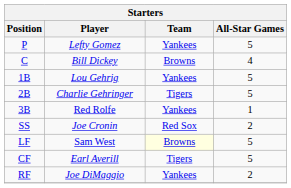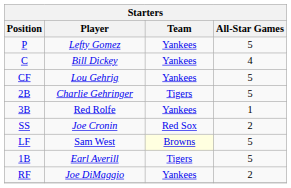(179, 61) Browns -> (179, 61) Yankees
(24, 77) 1B -> (24, 77) CF
(24, 158) CF -> (24, 158) 1B
